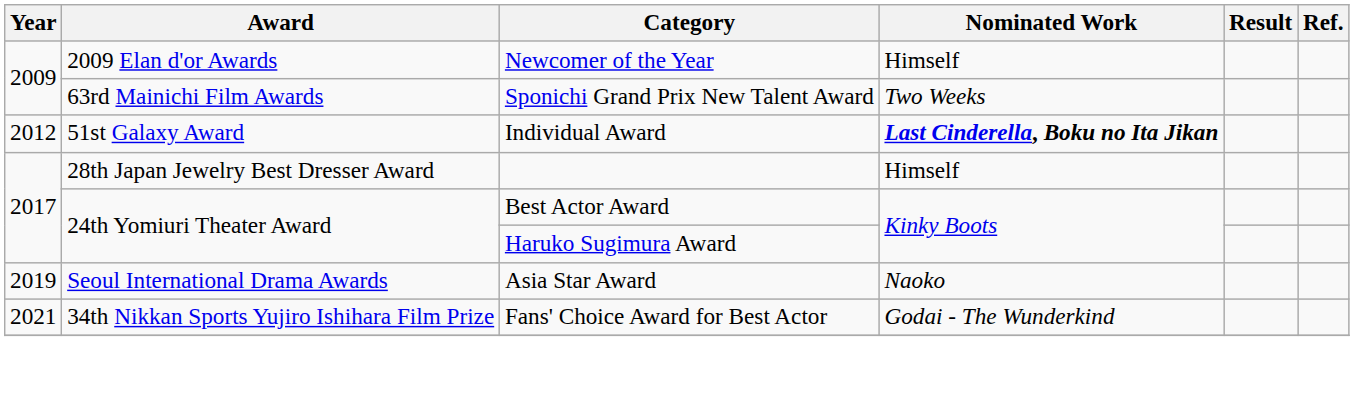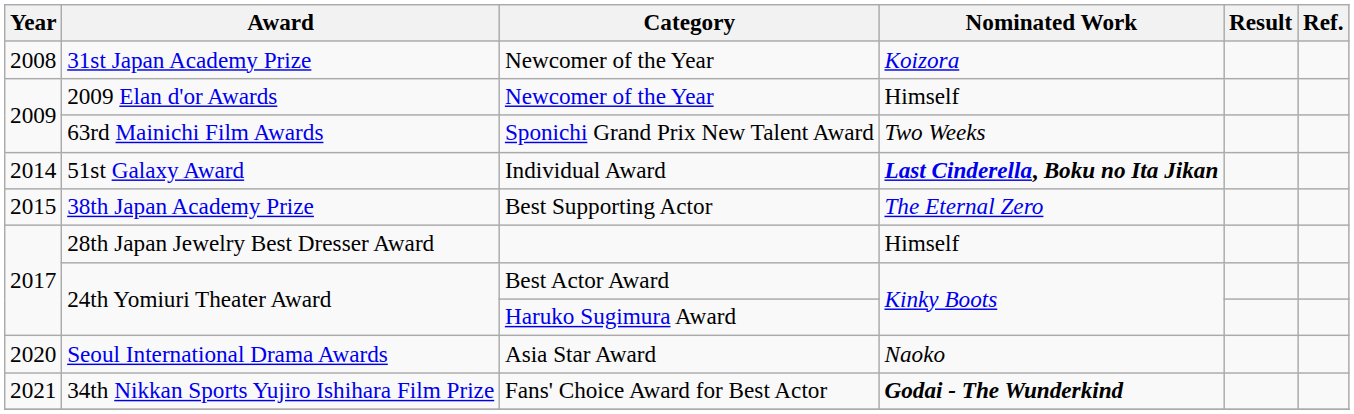+ row: (189, 59)
(33, 133) 2012 -> (33, 170) 2014
+ row: (191, 206)
(33, 280) 2019 -> (33, 354) 2020
(999, 317) normal -> (1004, 390) bold
